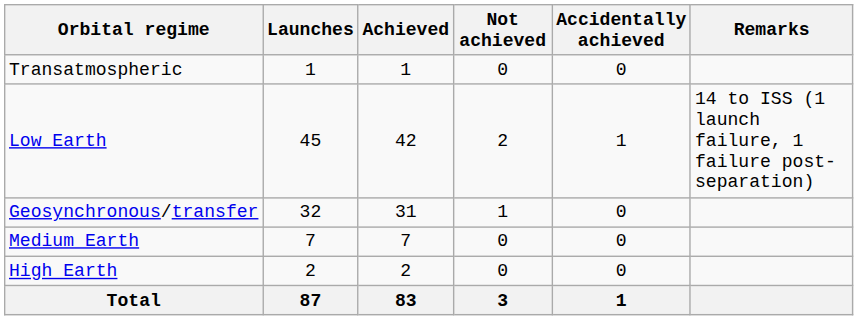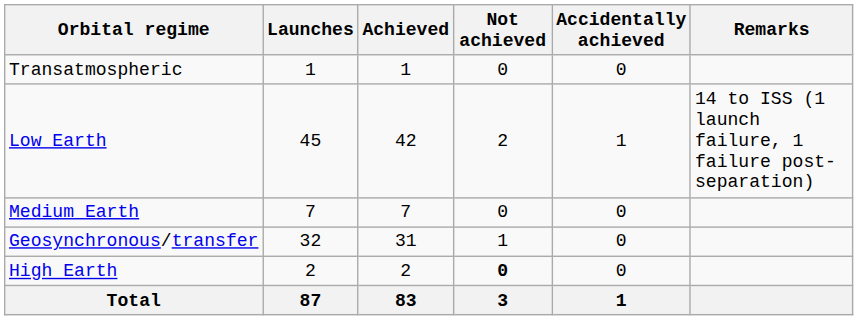rows swapped: (134, 212) <-> (74, 241)
(503, 271) normal -> (503, 271) bold
